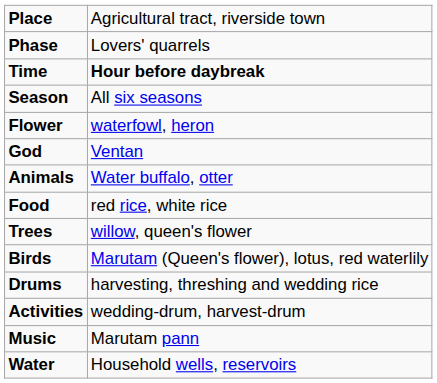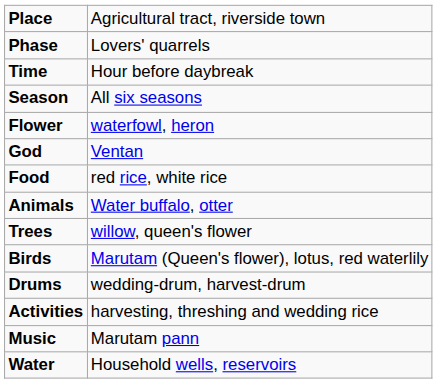(178, 71) bold -> (172, 71) normal
rows swapped: (29, 205) <-> (41, 178)
(235, 285) harvesting, threshing and wedding rice -> (198, 285) wedding-drum, harvest-drum
(198, 311) wedding-drum, harvest-drum -> (235, 311) harvesting, threshing and wedding rice
